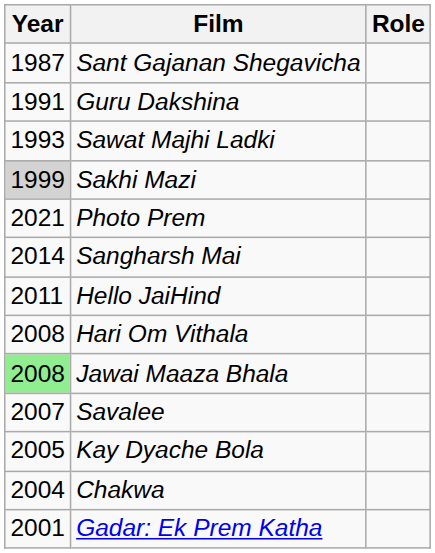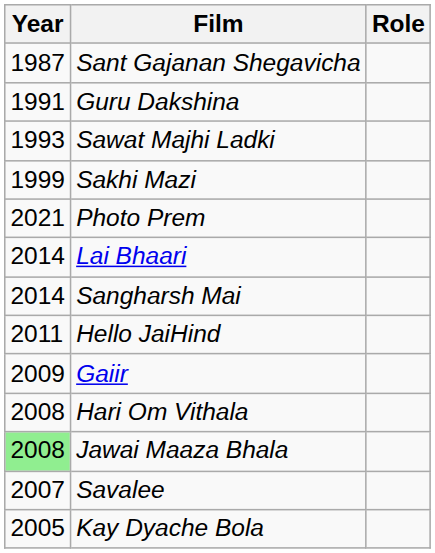(38, 179) lightgrey background -> (38, 179) no background
+ row: (131, 256)
+ row: (102, 373)
- row: (120, 489)
- row: (199, 528)
